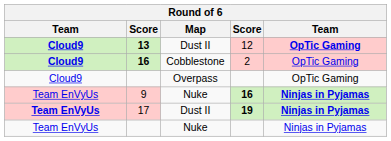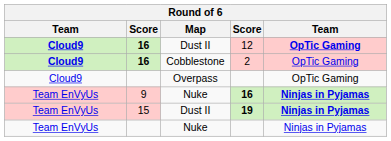(144, 45) 13 -> (144, 45) 16
(66, 111) bold -> (66, 111) normal
(144, 111) 17 -> (144, 111) 15
